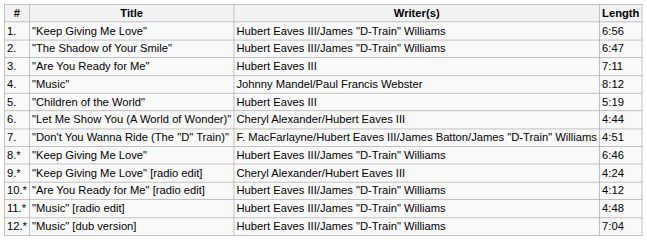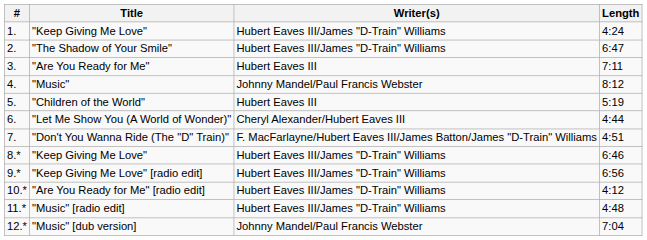(613, 31) 6:56 -> (613, 31) 4:24
(321, 173) Cheryl Alexander/Hubert Eaves III -> (341, 173) Hubert Eaves III/James "D-Train" Williams
(613, 173) 4:24 -> (613, 173) 6:56
(341, 226) Hubert Eaves III/James "D-Train" Williams -> (329, 226) Johnny Mandel/Paul Francis Webster
